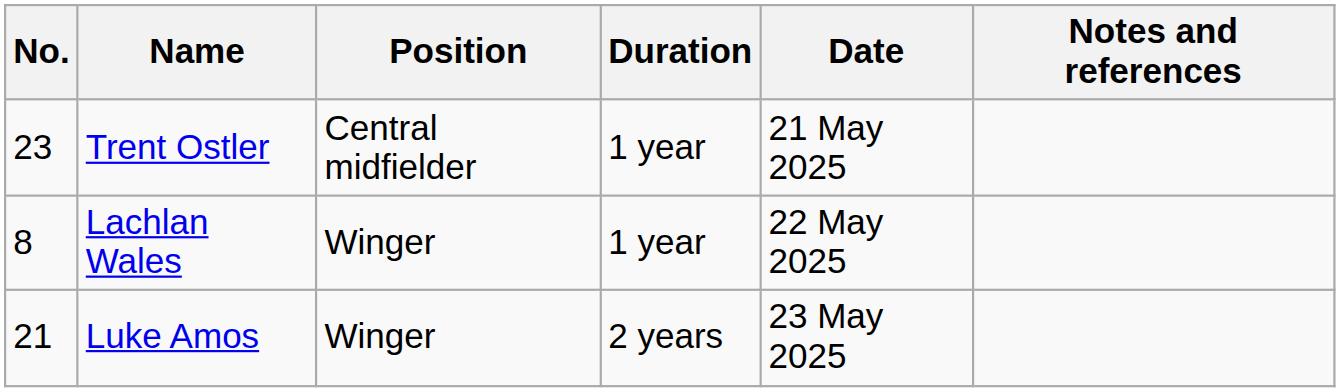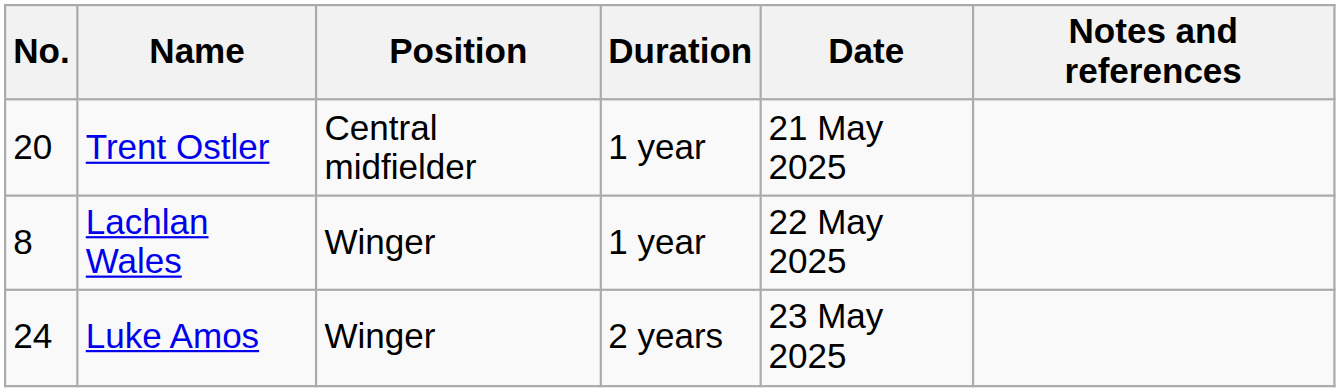(33, 146) 23 -> (33, 146) 20
(33, 336) 21 -> (33, 336) 24
